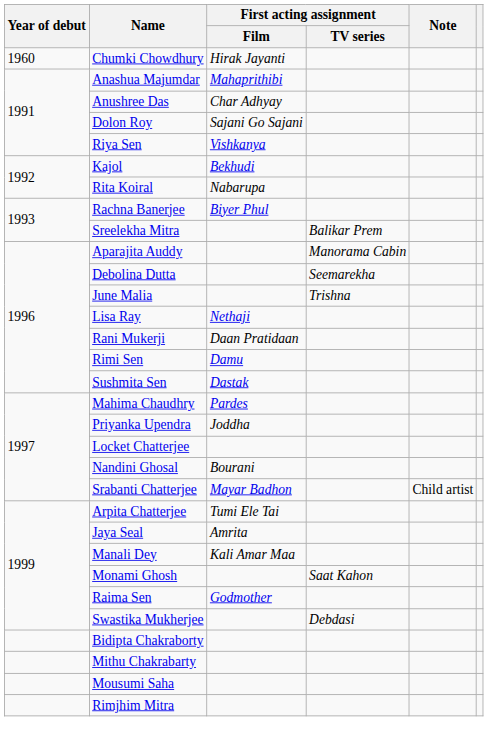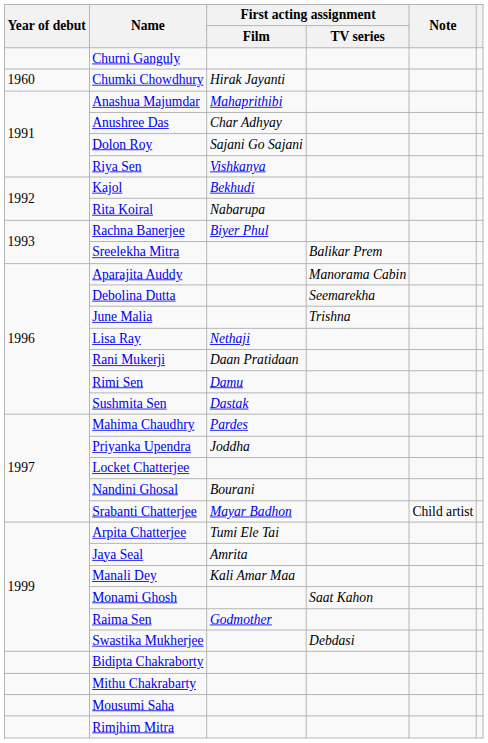+ row: (136, 58)
